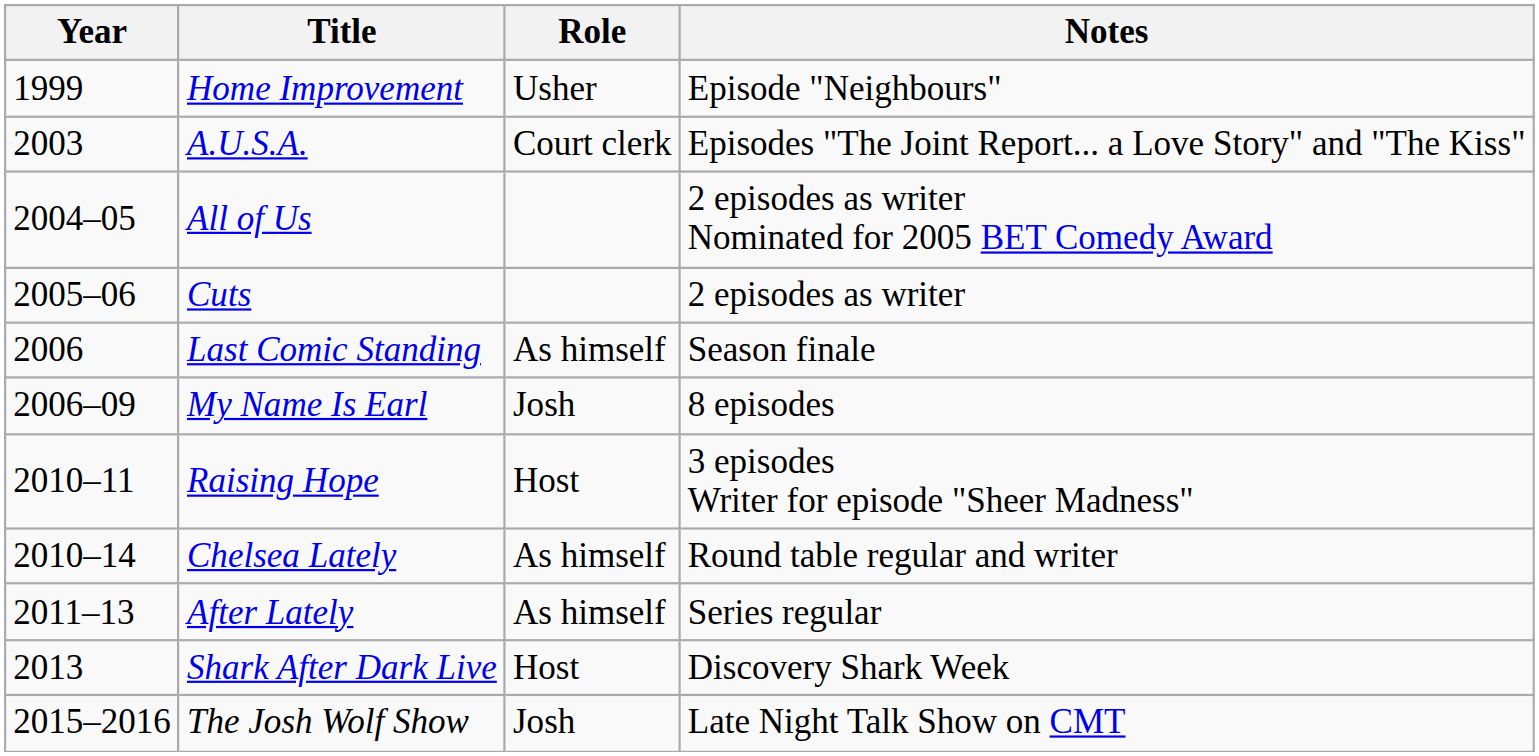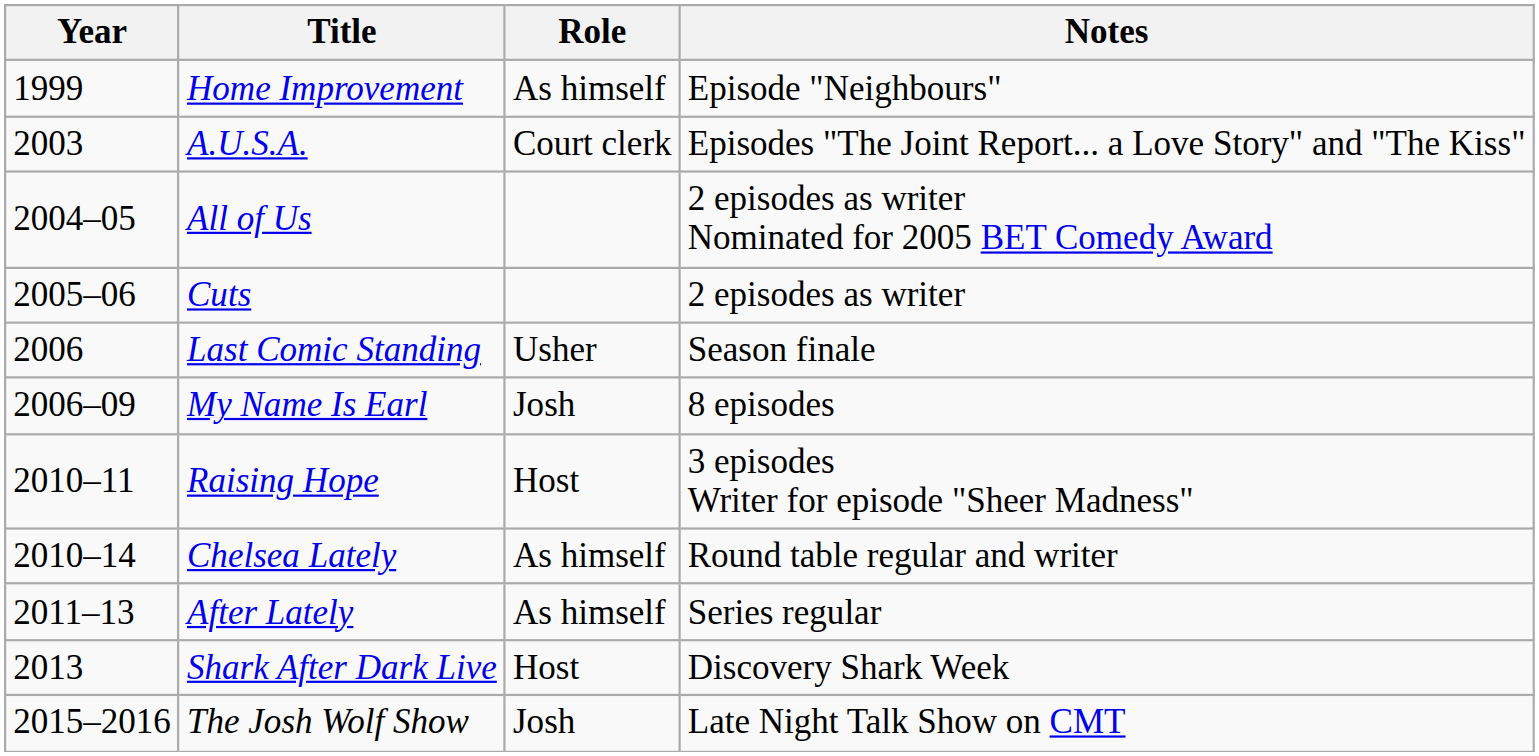(555, 87) Usher -> (589, 87) As himself
(589, 349) As himself -> (555, 349) Usher
